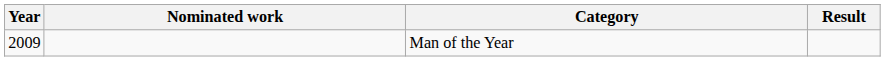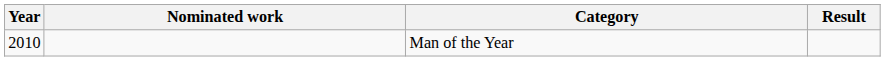(24, 42) 2009 -> (24, 42) 2010
